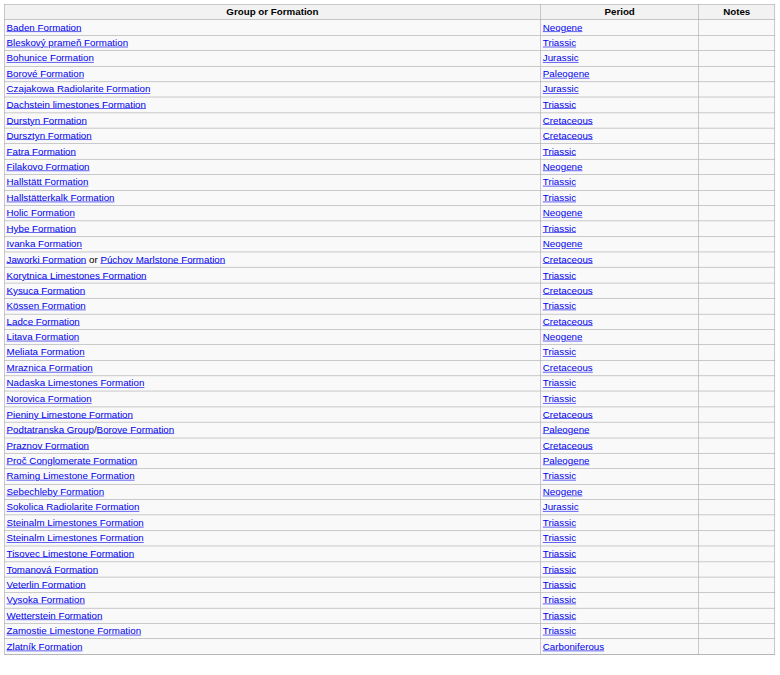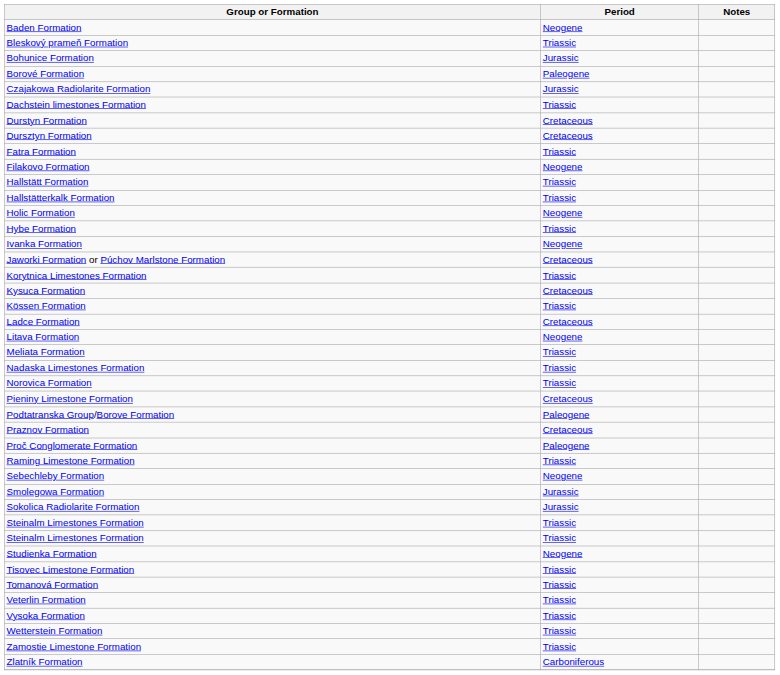- row: (50, 368)
+ row: (55, 492)
+ row: (52, 553)
